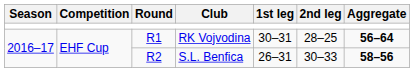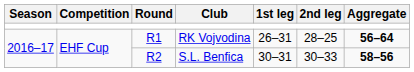(275, 38) 30–31 -> (275, 38) 26–31
(275, 57) 26–31 -> (275, 57) 30–31
